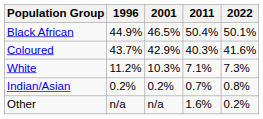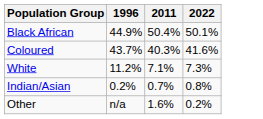- column: (164, 13)
